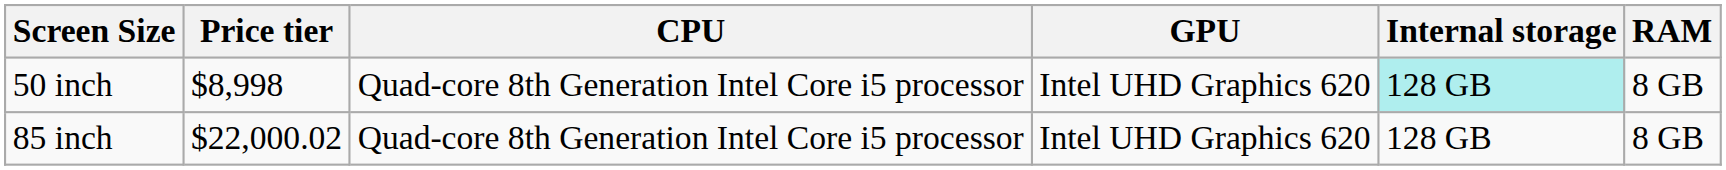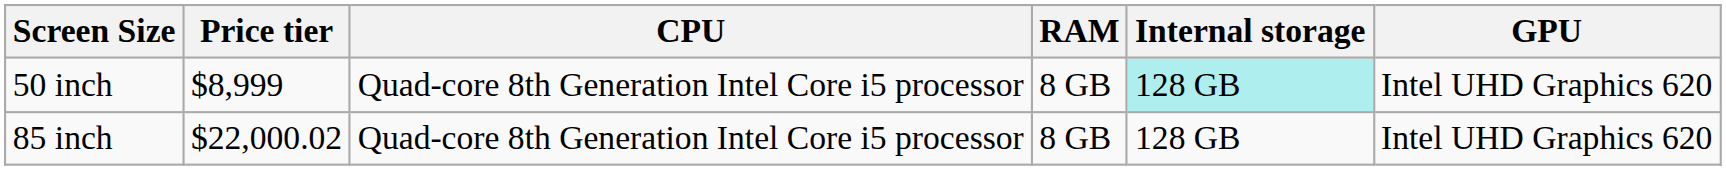columns swapped: (1205, 31) <-> (1672, 31)
(237, 84) $8,998 -> (237, 84) $8,999
